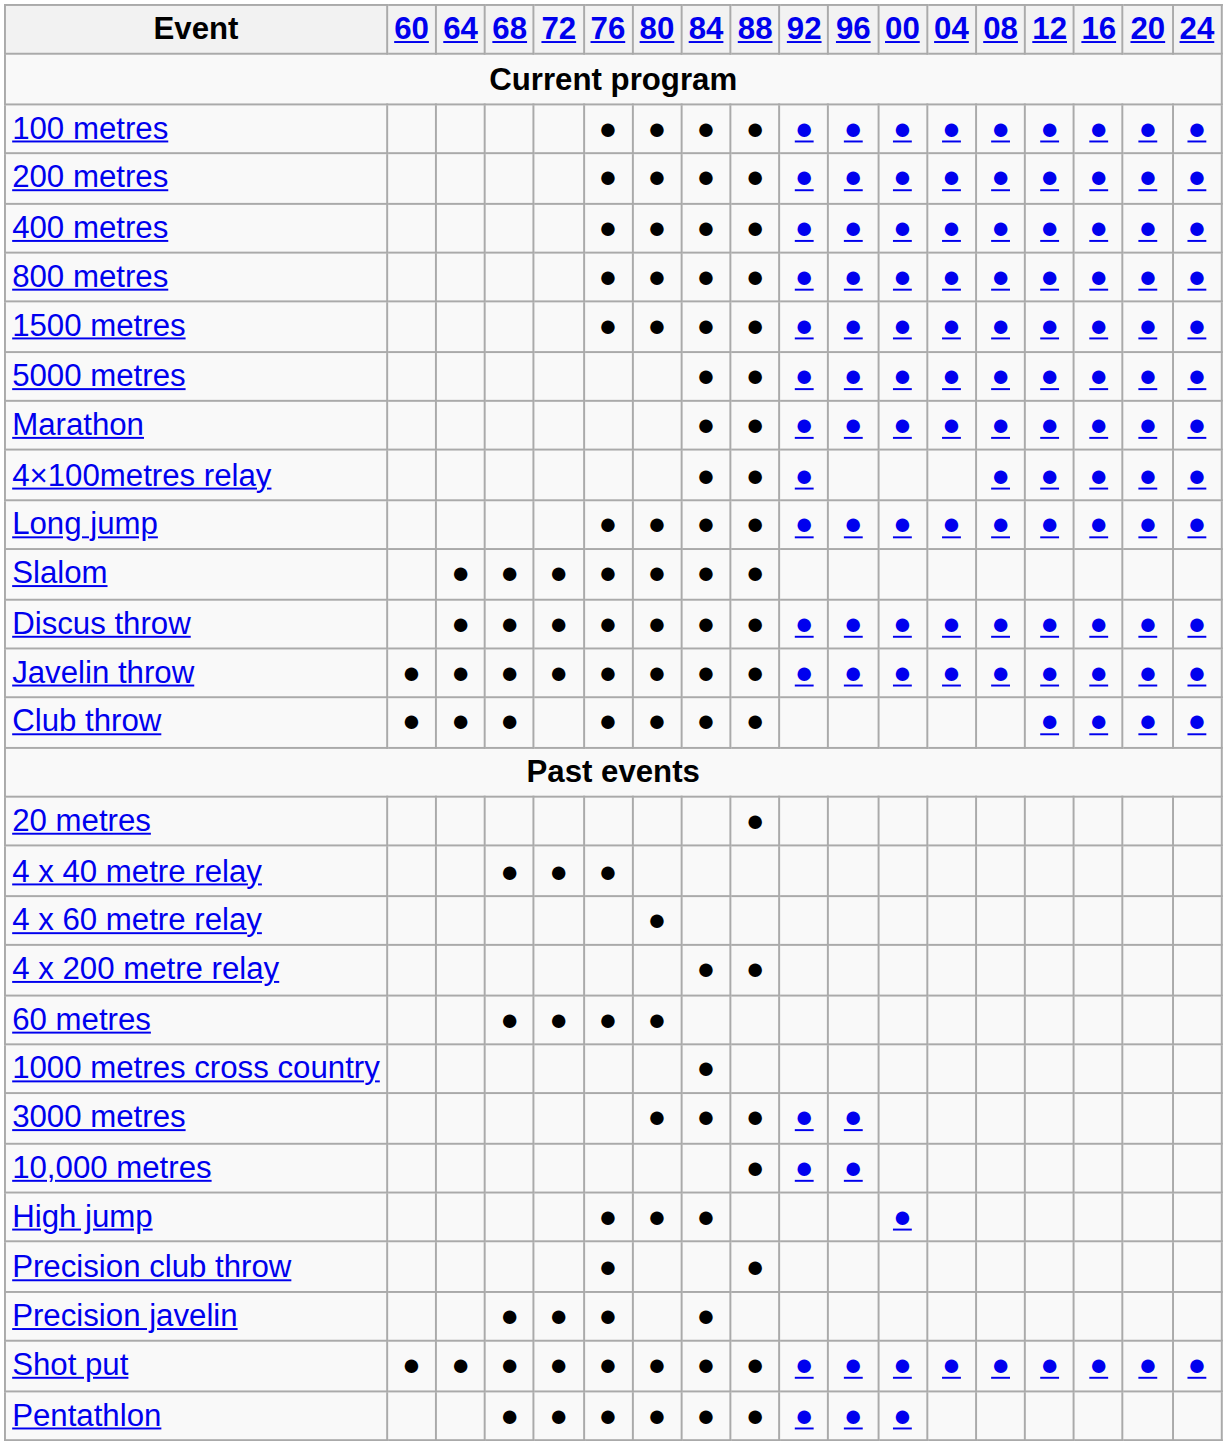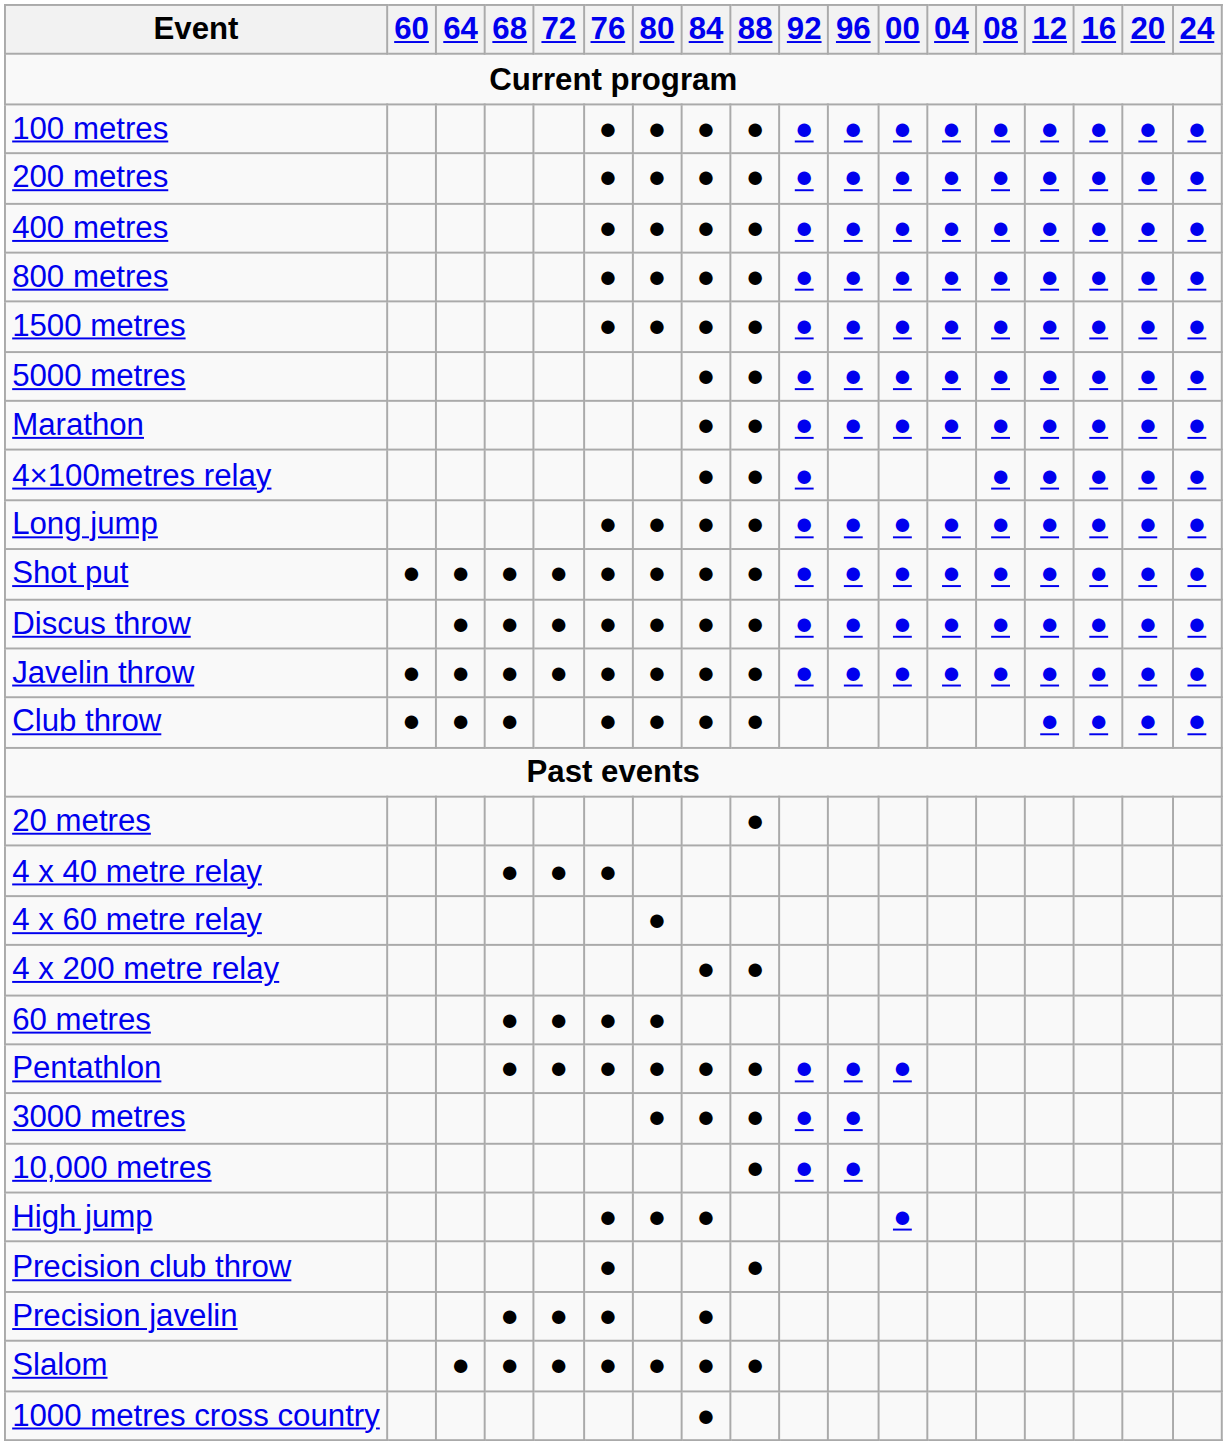rows swapped: (70, 1365) <-> (60, 573)
rows swapped: (196, 1068) <-> (87, 1414)
